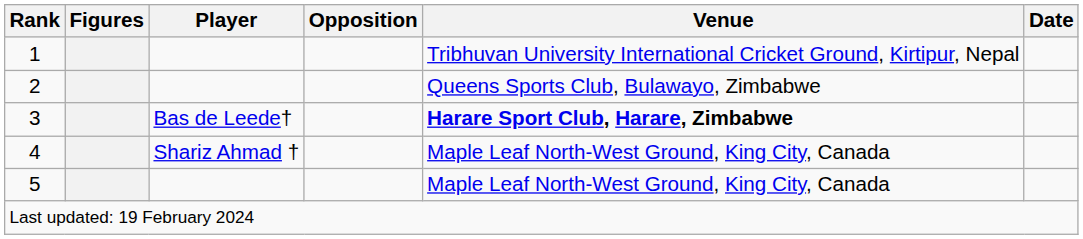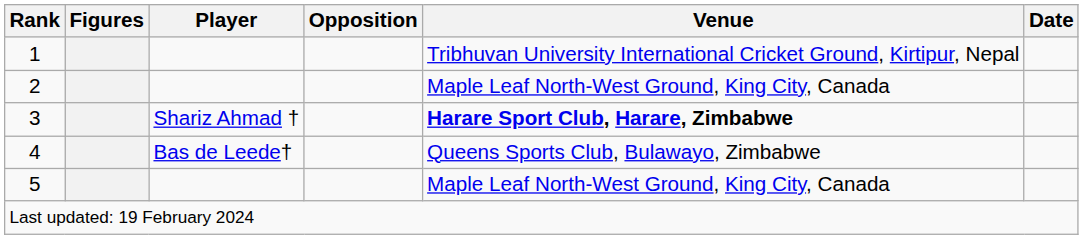(624, 86) Queens Sports Club, Bulawayo, Zimbabwe -> (658, 86) Maple Leaf North-West Ground, King City, Canada
(223, 119) Bas de Leede† -> (226, 119) Shariz Ahmad †
(226, 151) Shariz Ahmad † -> (223, 151) Bas de Leede†
(658, 151) Maple Leaf North-West Ground, King City, Canada -> (624, 151) Queens Sports Club, Bulawayo, Zimbabwe
